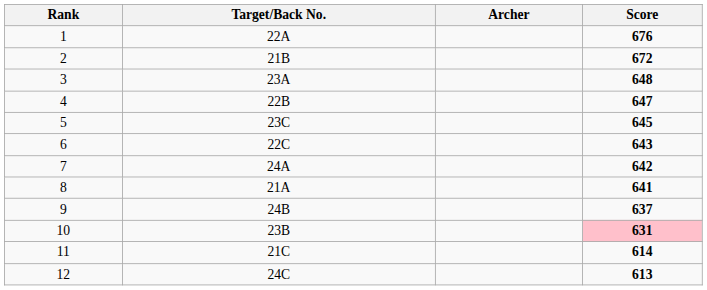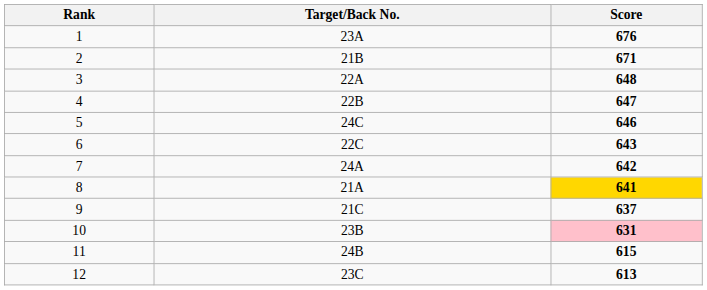- column: (509, 15)
(279, 36) 22A -> (352, 36) 23A
(642, 58) 672 -> (626, 58) 671
(279, 79) 23A -> (352, 79) 22A
(279, 123) 23C -> (352, 123) 24C
(642, 123) 645 -> (626, 123) 646
(642, 187) no background -> (626, 187) gold background
(279, 209) 24B -> (352, 209) 21C
(279, 252) 21C -> (352, 252) 24B
(642, 252) 614 -> (626, 252) 615
(279, 274) 24C -> (352, 274) 23C
